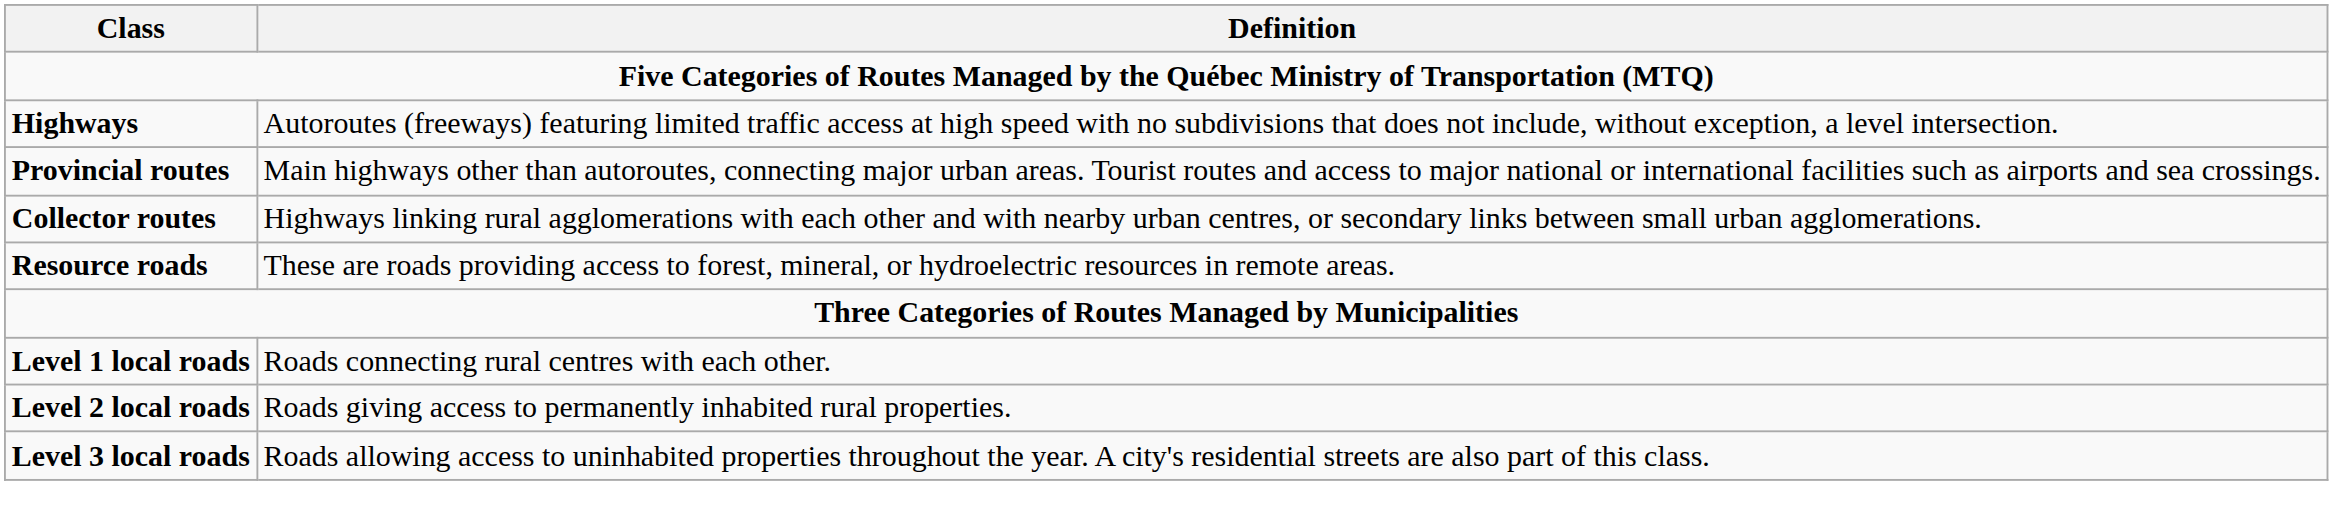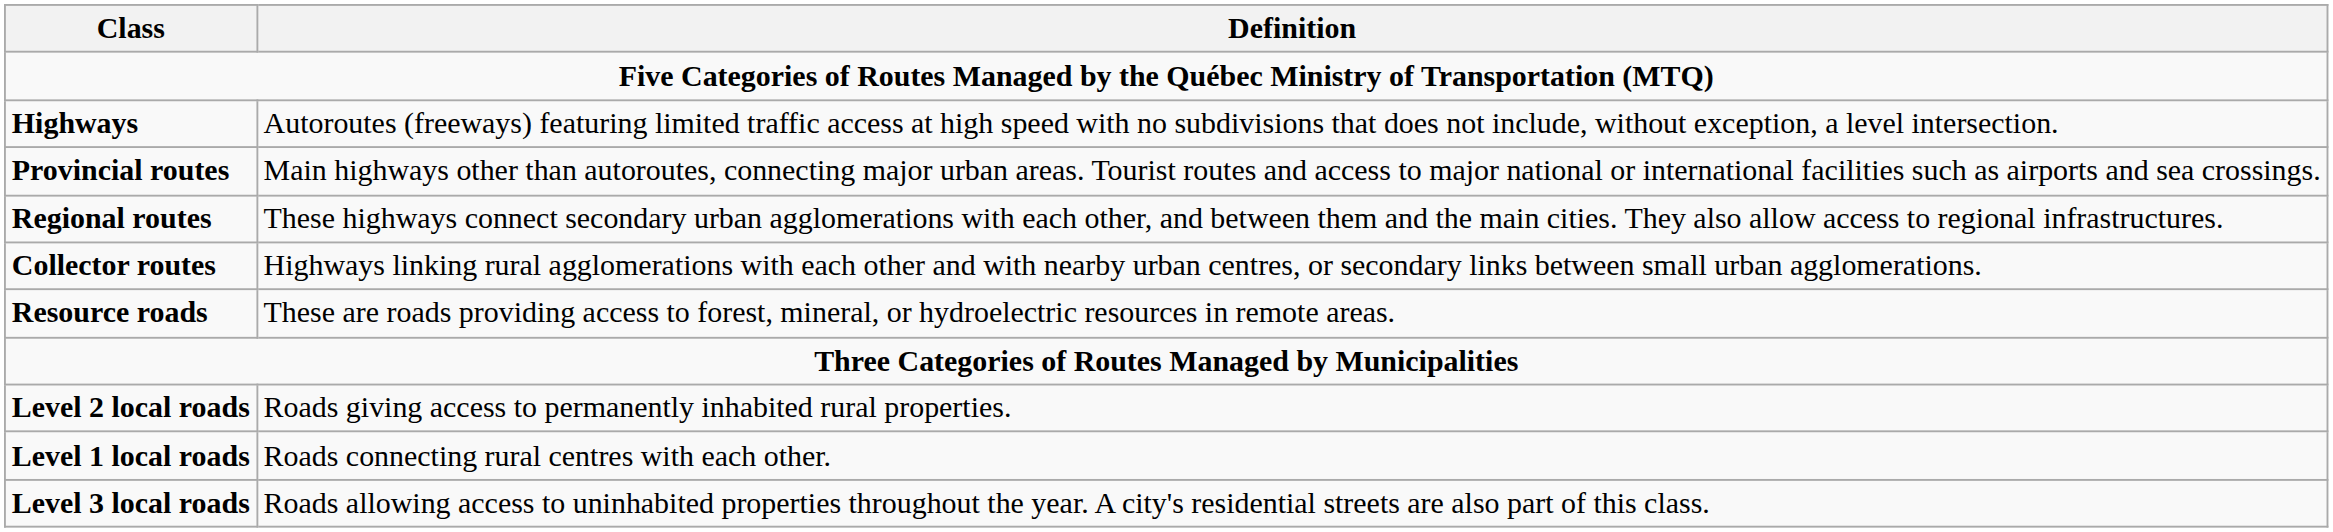+ row: (112, 218)
rows swapped: (131, 360) <-> (131, 407)
